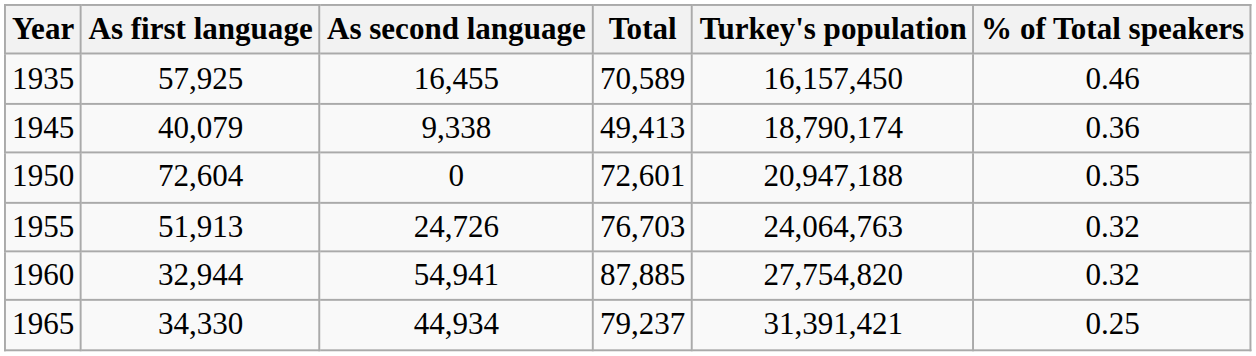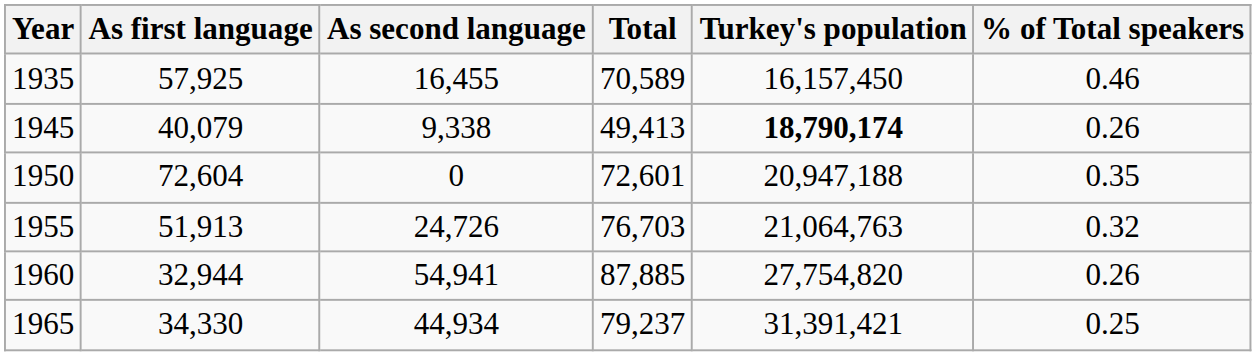(833, 127) normal -> (833, 127) bold
(1113, 127) 0.36 -> (1113, 127) 0.26
(833, 226) 24,064,763 -> (833, 226) 21,064,763
(1113, 275) 0.32 -> (1113, 275) 0.26
